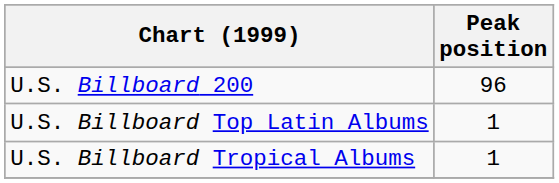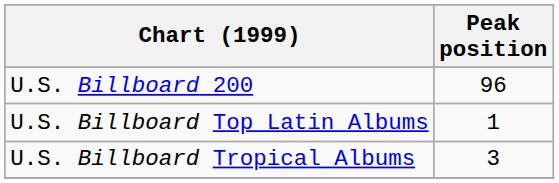(493, 159) 1 -> (493, 159) 3
